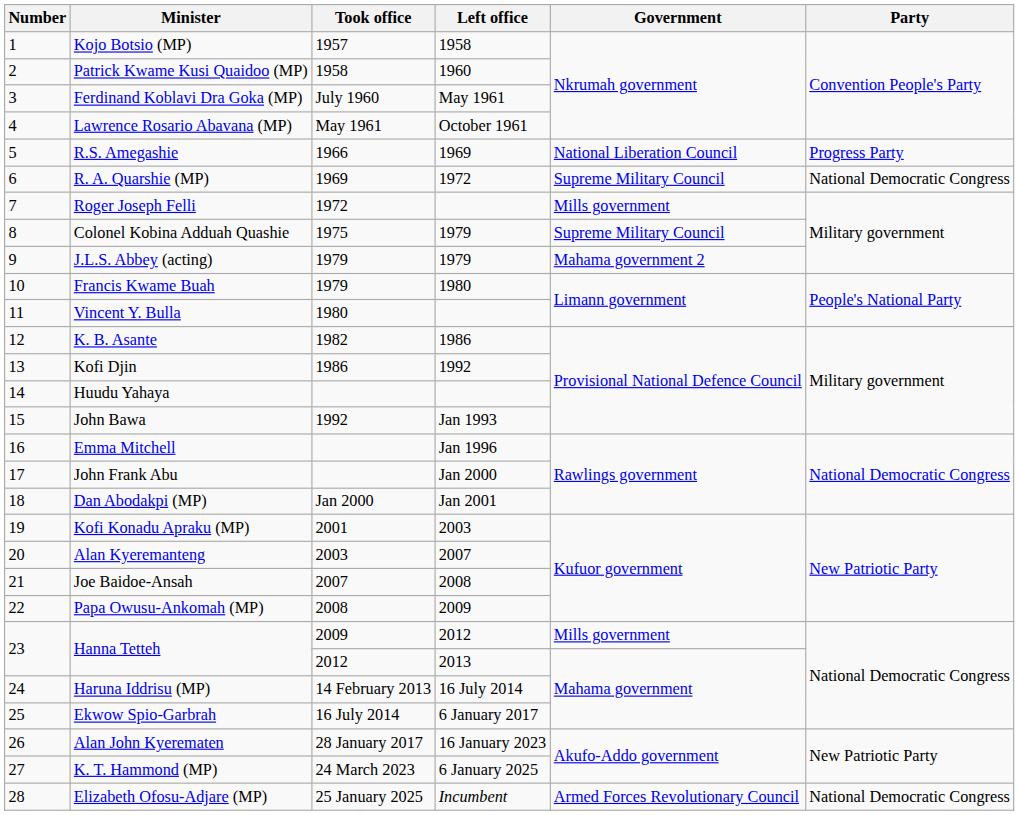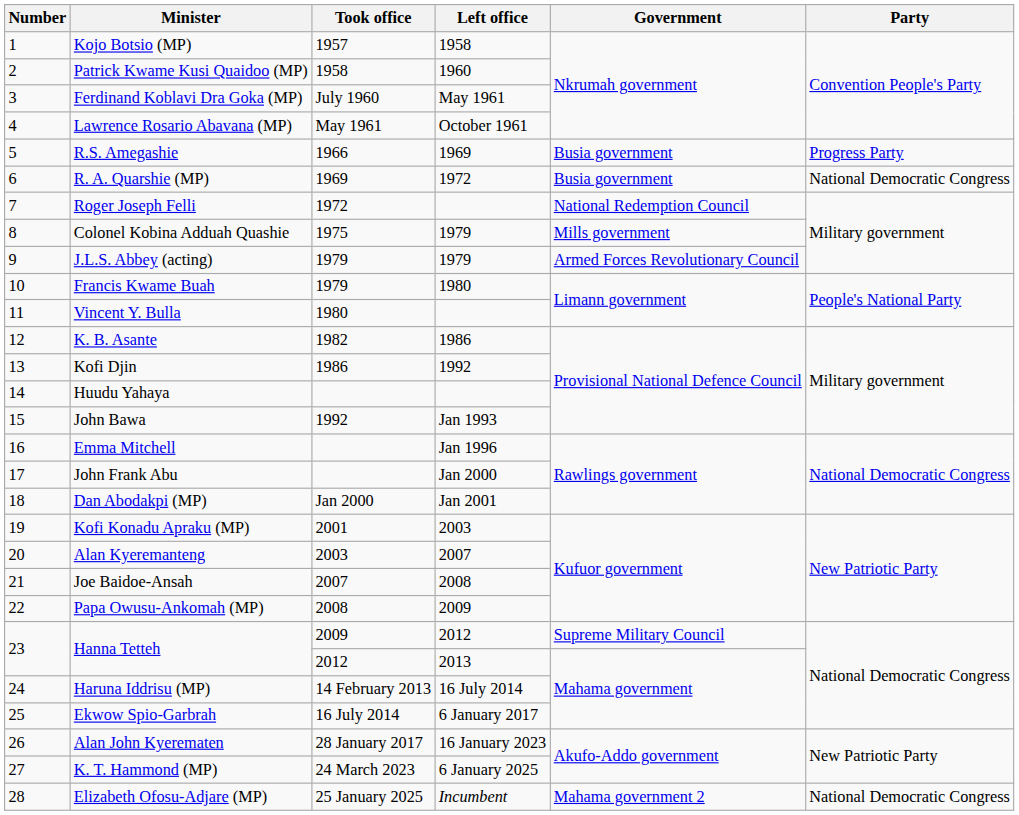(645, 152) National Liberation Council -> (613, 152) Busia government
(639, 179) Supreme Military Council -> (613, 179) Busia government
(612, 206) Mills government -> (651, 206) National Redemption Council
(639, 233) Supreme Military Council -> (612, 233) Mills government
(629, 259) Mahama government 2 -> (676, 259) Armed Forces Revolutionary Council
(612, 635) Mills government -> (639, 635) Supreme Military Council
(676, 796) Armed Forces Revolutionary Council -> (629, 796) Mahama government 2
